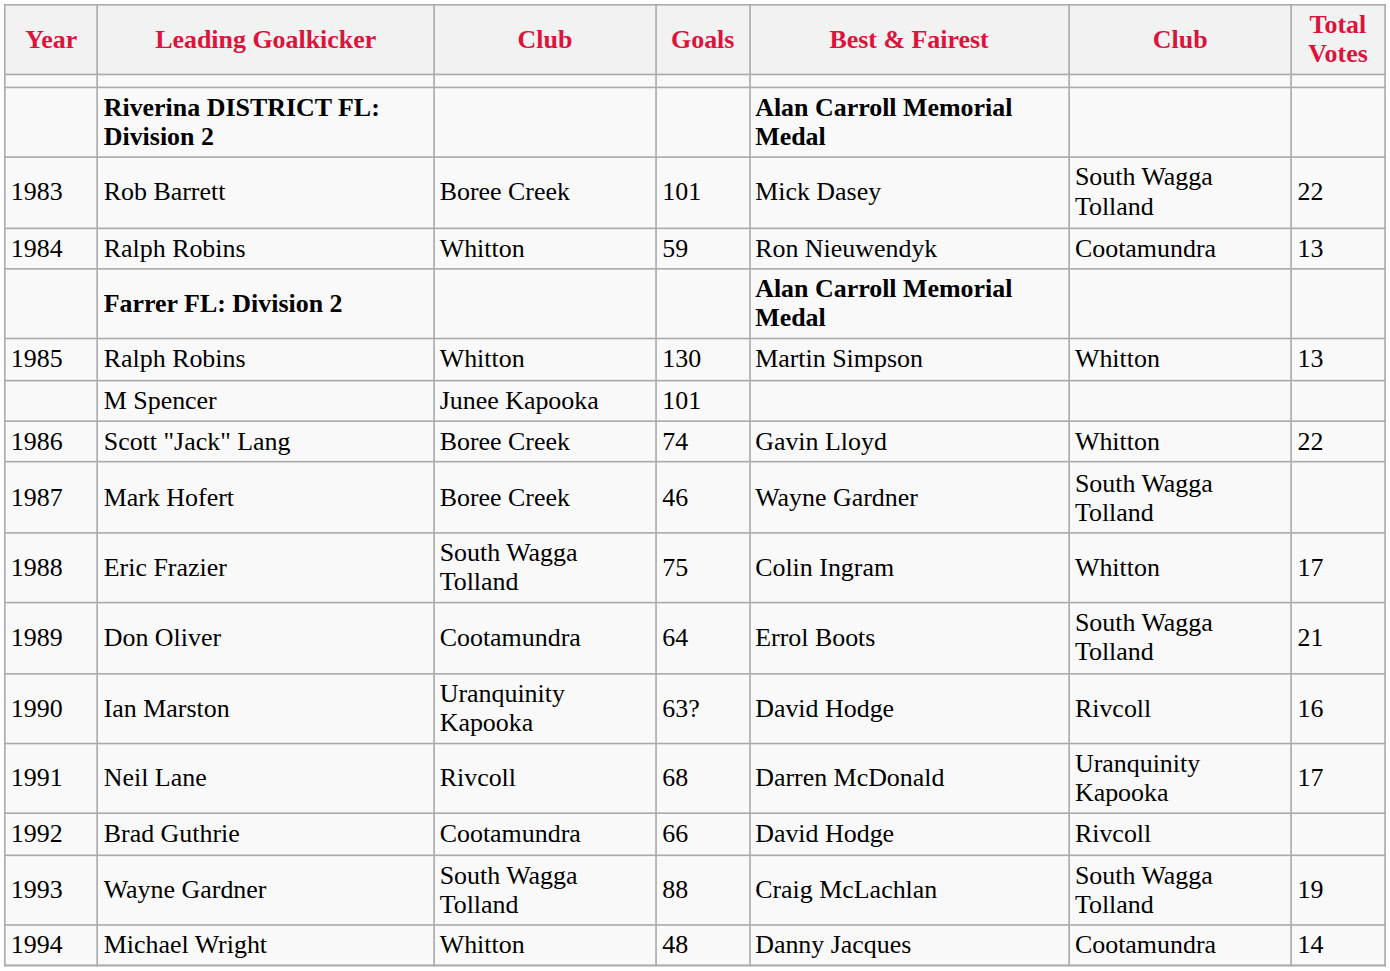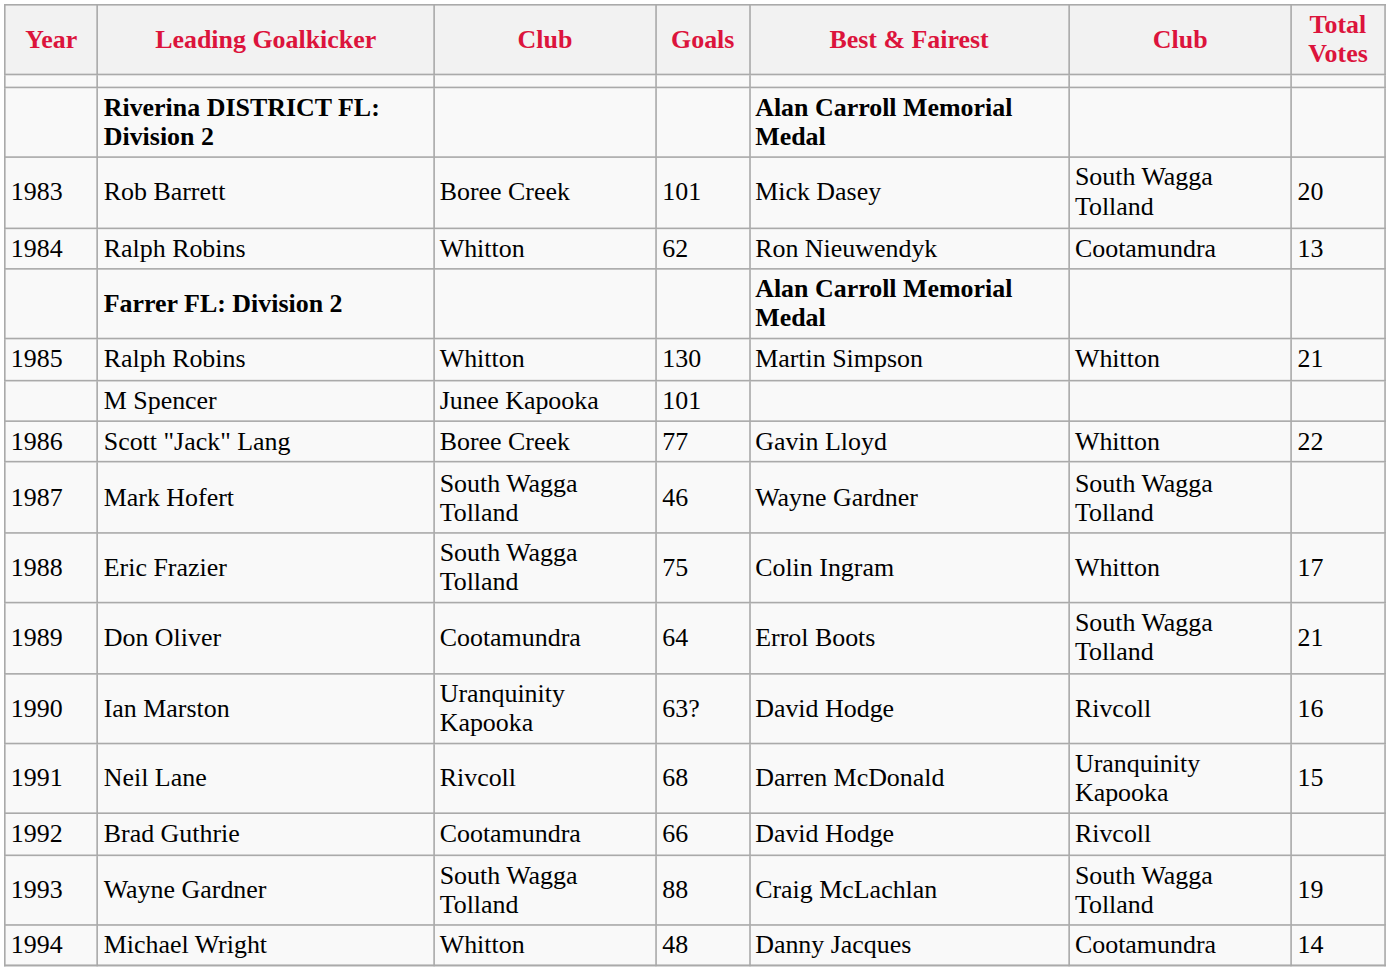(1310, 192) 22 -> (1310, 192) 20
(675, 247) 59 -> (675, 247) 62
(1310, 359) 13 -> (1310, 359) 21
(675, 441) 74 -> (675, 441) 77
(505, 497) Boree Creek -> (509, 497) South Wagga Tolland
(1310, 778) 17 -> (1310, 778) 15
